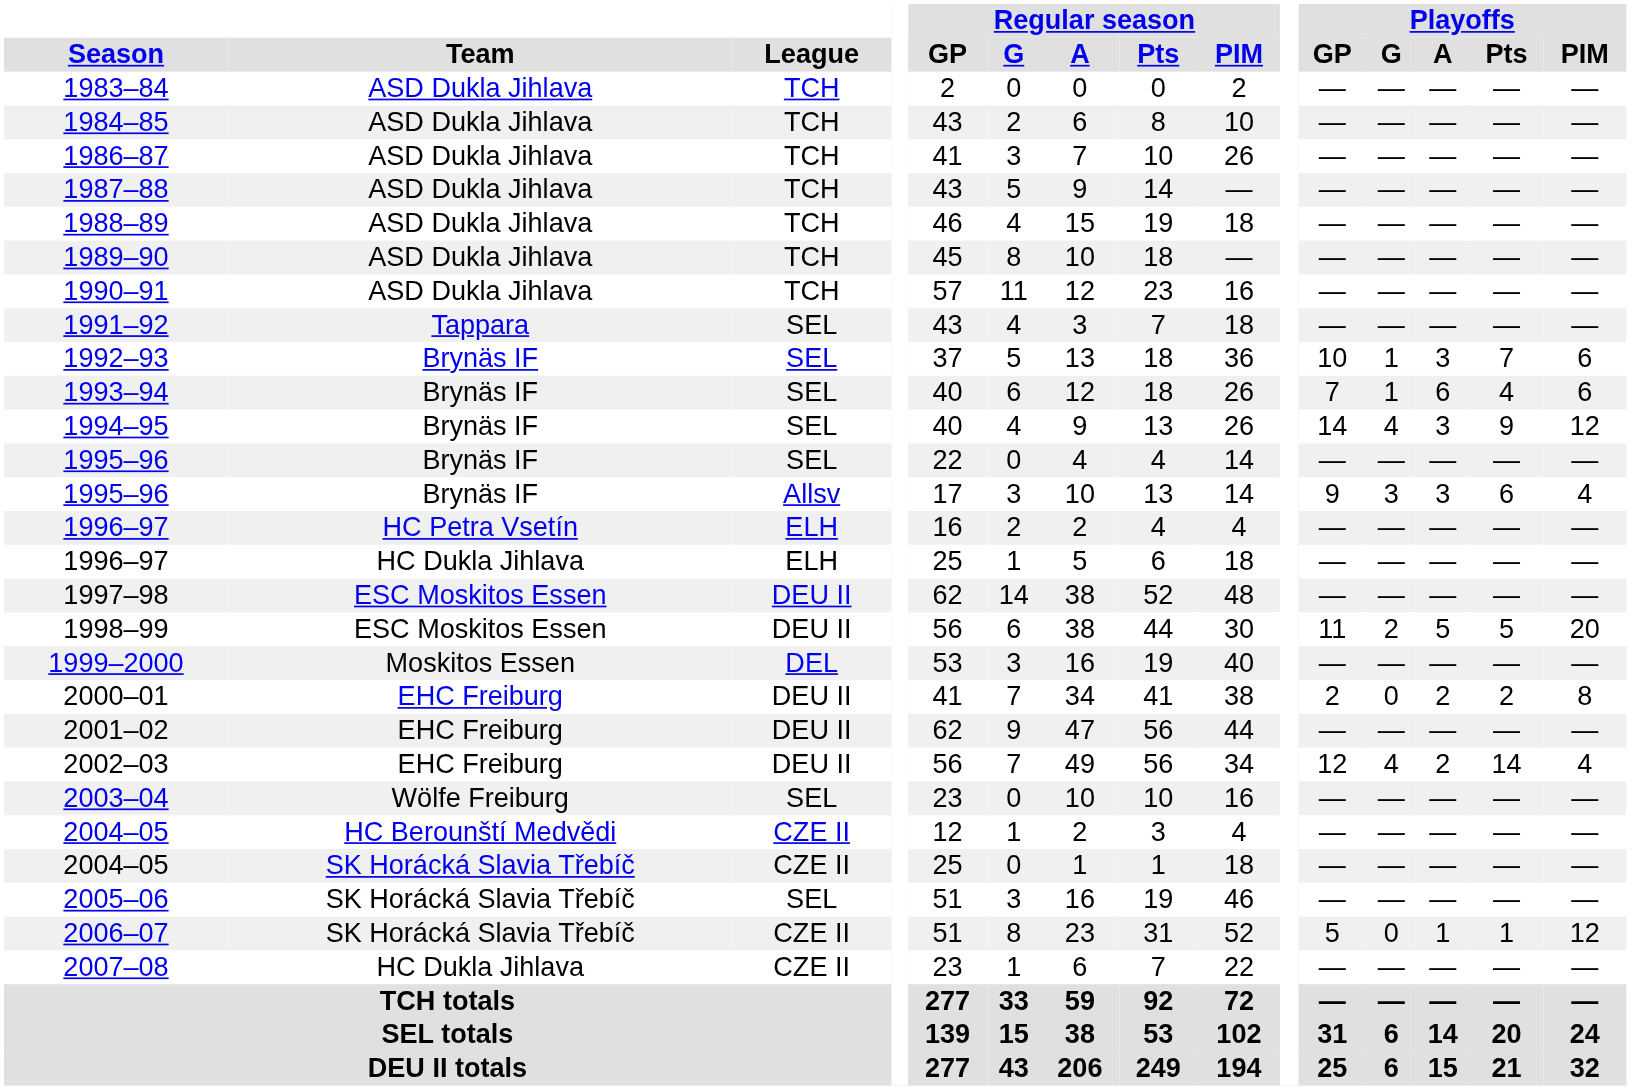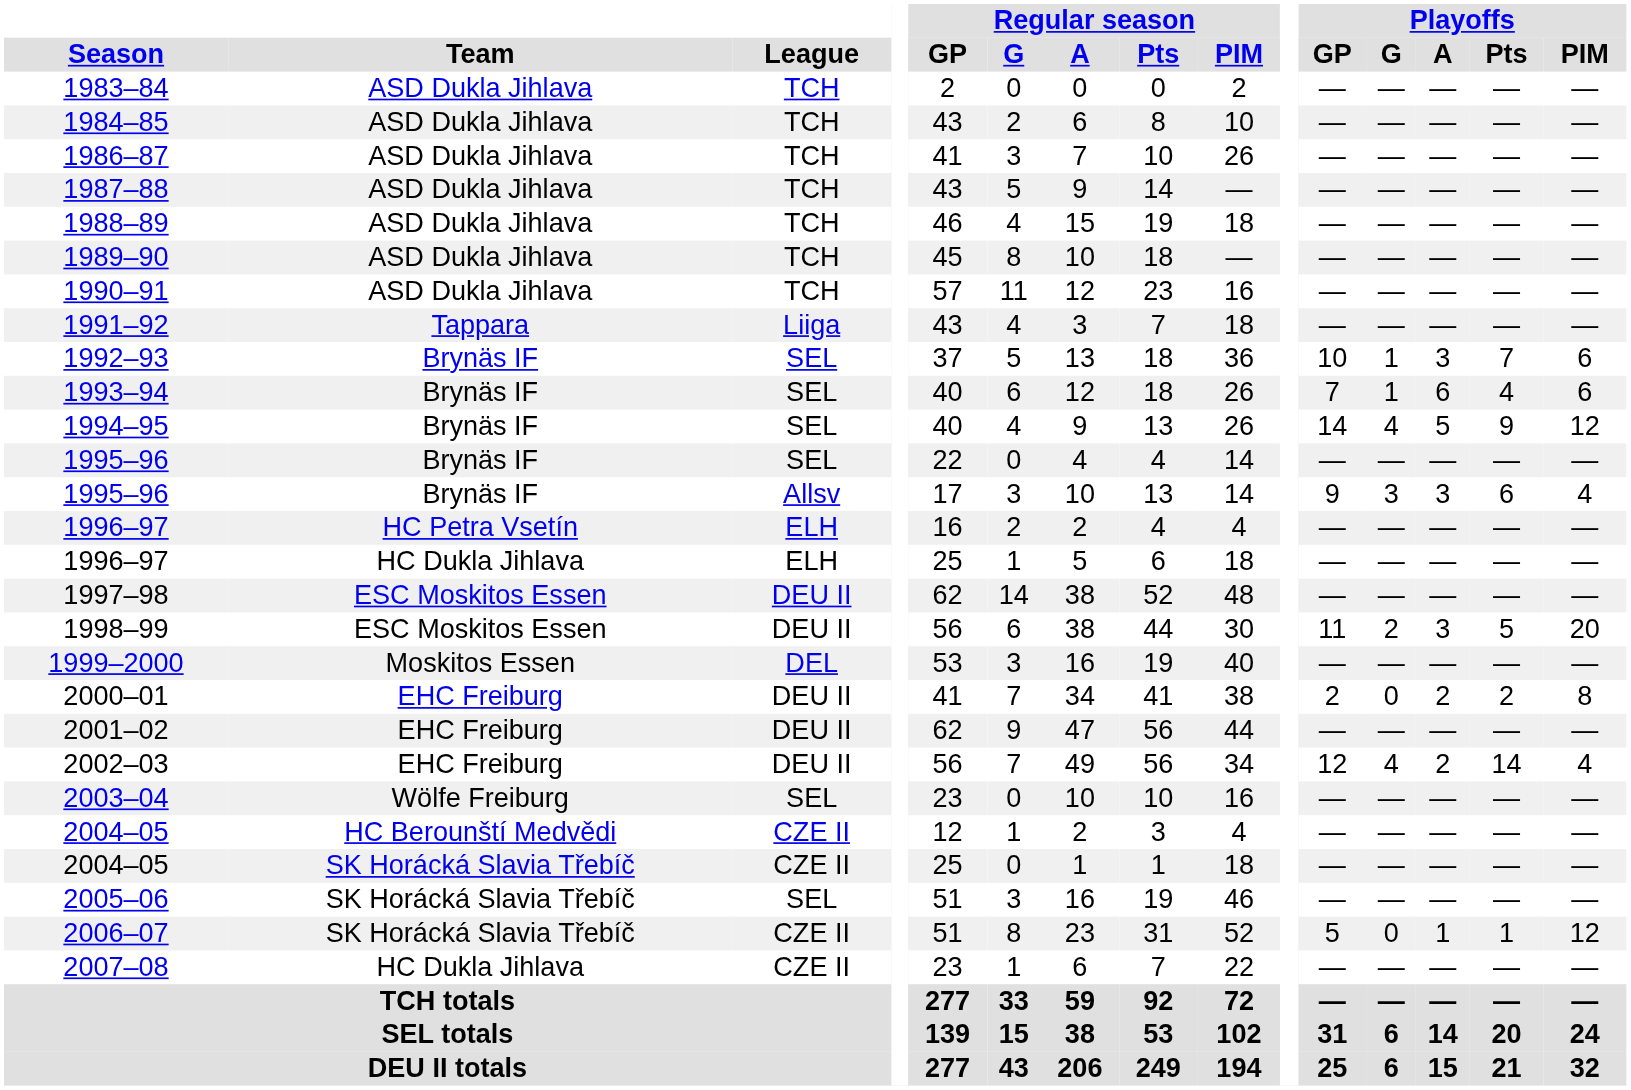(812, 324) SEL -> (812, 324) Liiga
(1443, 426) 3 -> (1443, 426) 5
(1443, 628) 5 -> (1443, 628) 3
